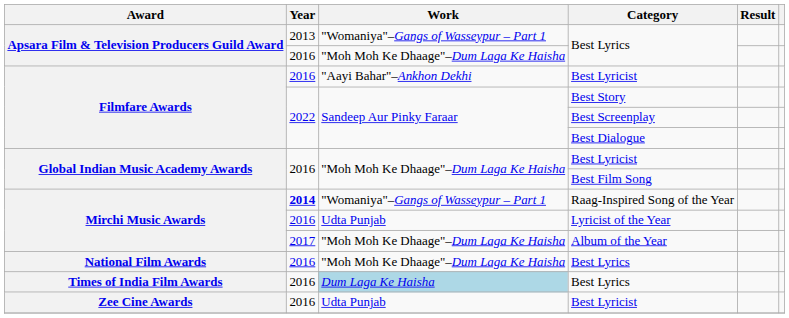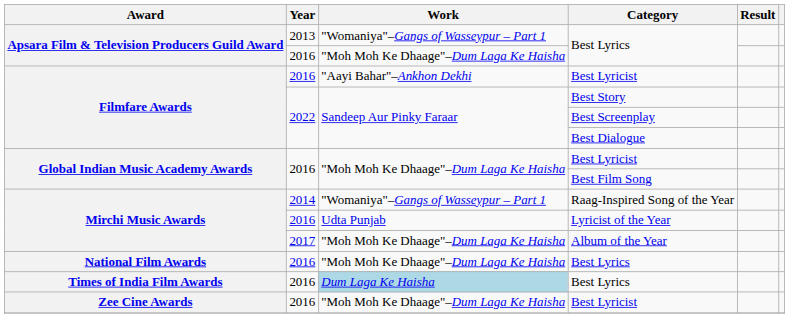(302, 199) bold -> (302, 199) normal
(353, 302) Udta Punjab -> (443, 302) "Moh Moh Ke Dhaage"–Dum Laga Ke Haisha
